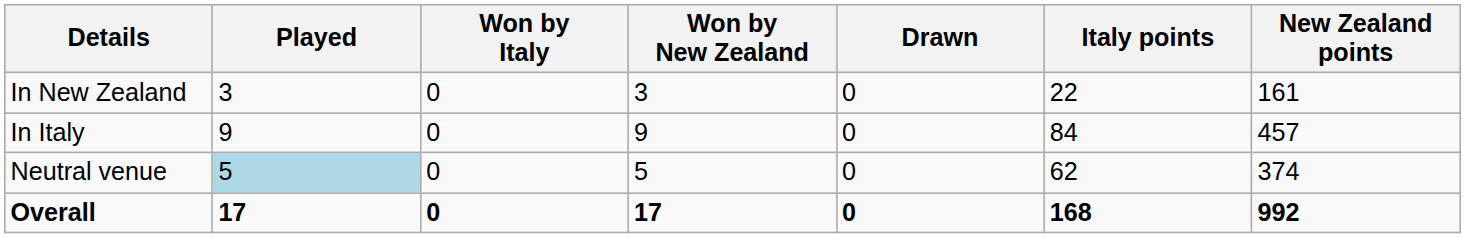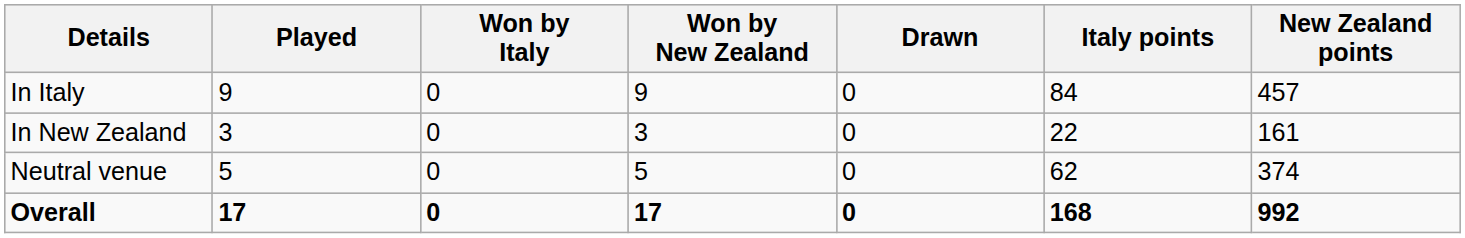rows swapped: (99, 92) <-> (48, 132)
(225, 172) lightblue background -> (225, 172) no background
